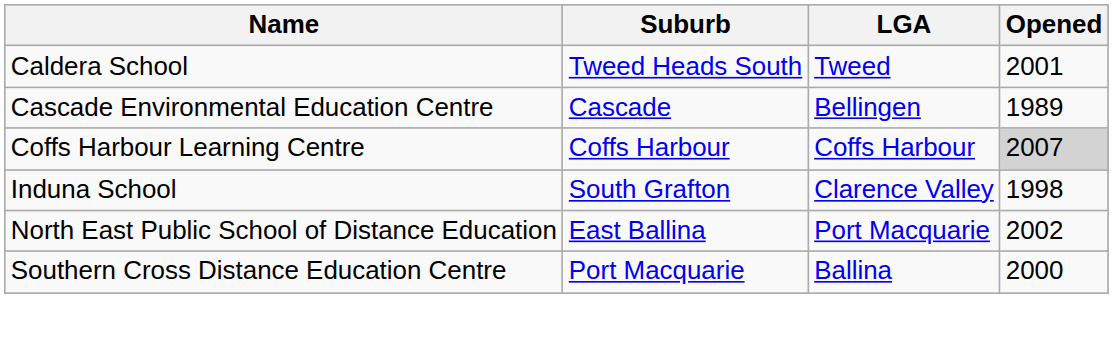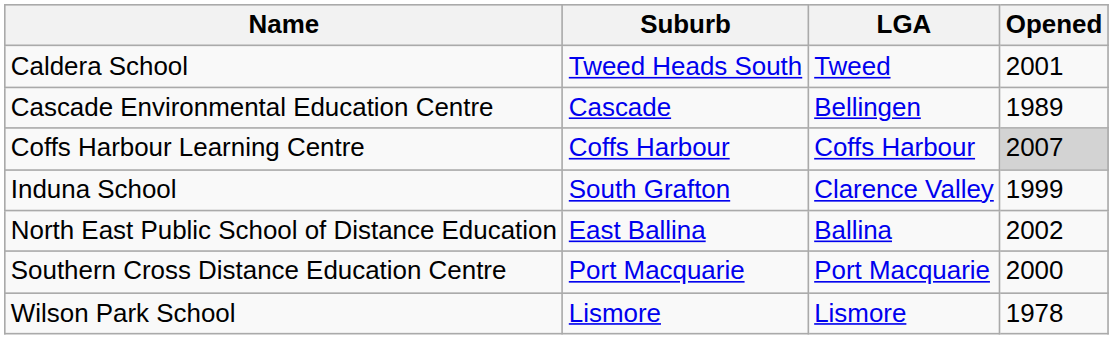(1035, 189) 1998 -> (1035, 189) 1999
(902, 230) Port Macquarie -> (853, 230) Ballina
(853, 271) Ballina -> (902, 271) Port Macquarie
+ row: (123, 312)
